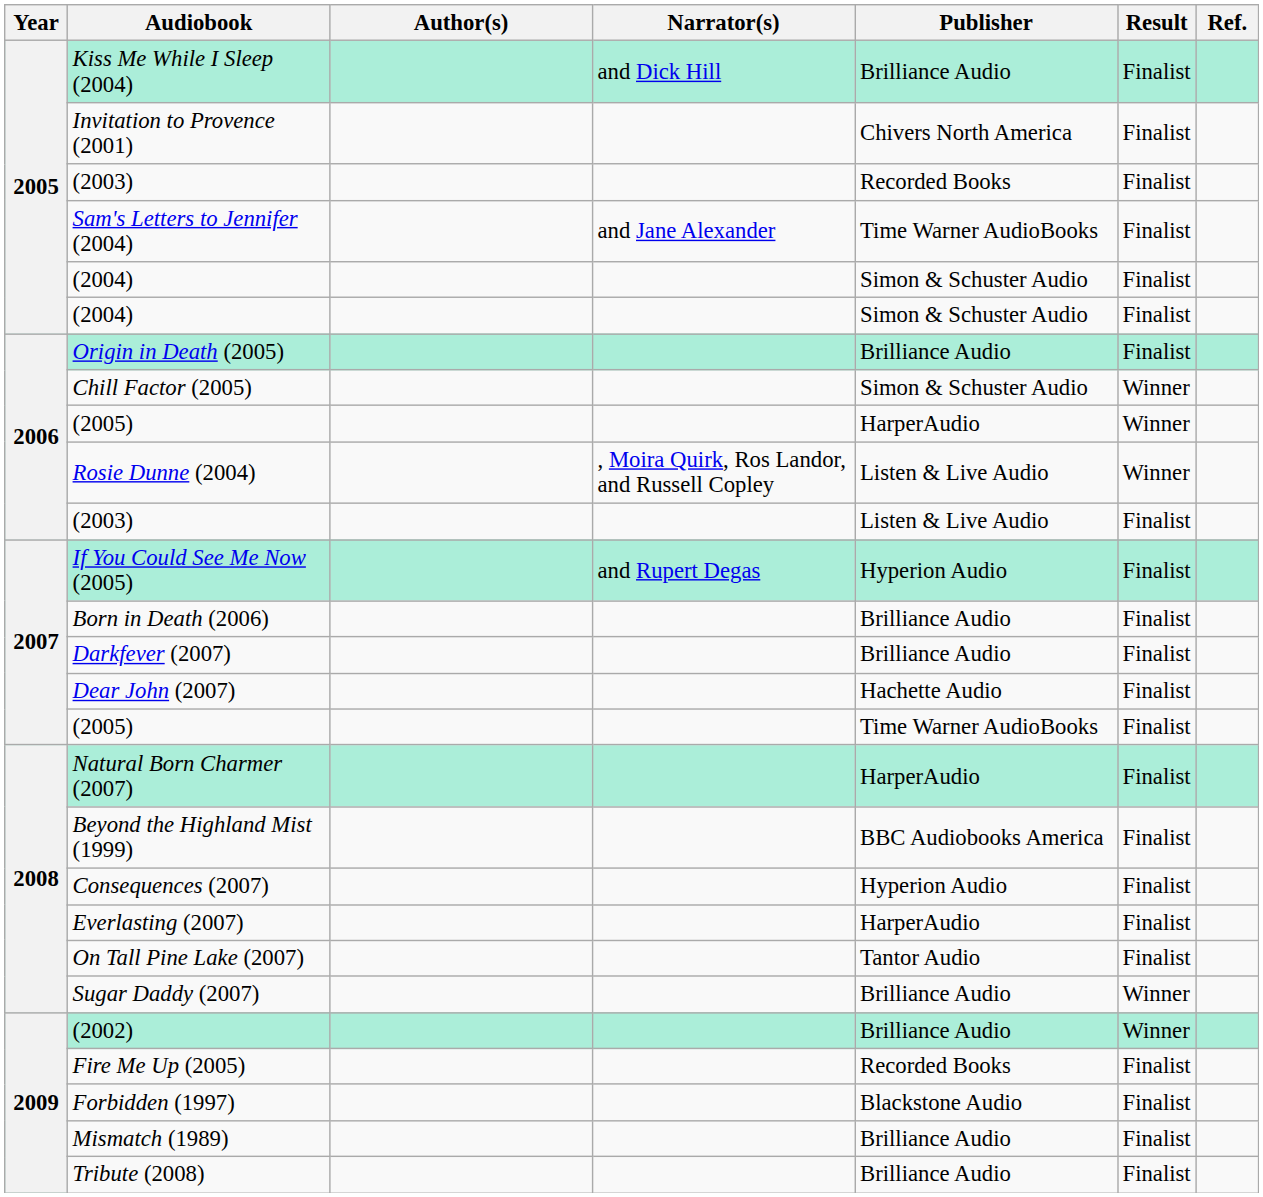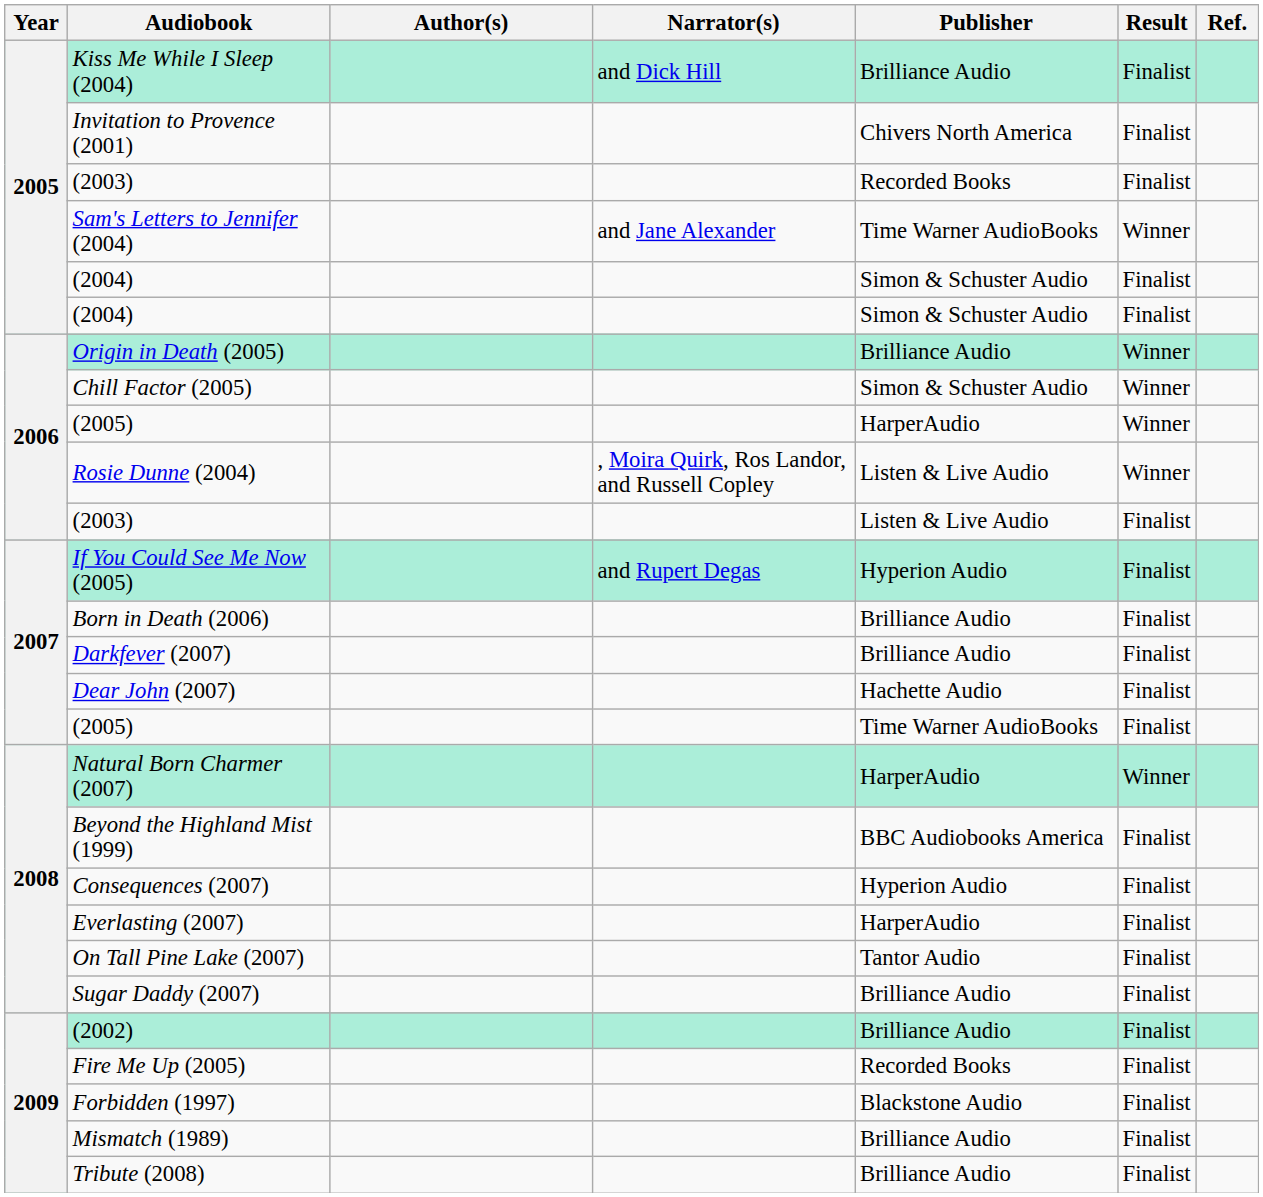(1157, 230) Finalist -> (1156, 230) Winner
(1157, 351) Finalist -> (1156, 351) Winner
(1157, 775) Finalist -> (1156, 775) Winner
(1156, 994) Winner -> (1157, 994) Finalist
(1156, 1030) Winner -> (1157, 1030) Finalist
